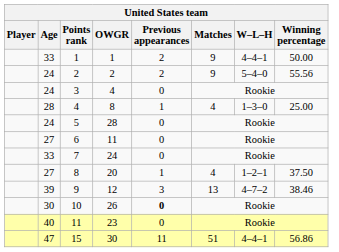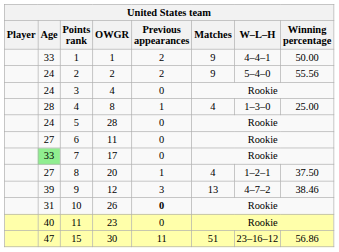(49, 156) no background -> (49, 156) lightgreen background
(112, 156) 24 -> (112, 156) 17
(49, 205) 30 -> (49, 205) 31
(254, 238) 4–4–1 -> (257, 238) 23–16–12
